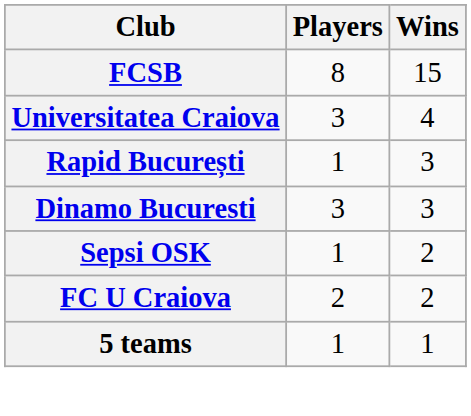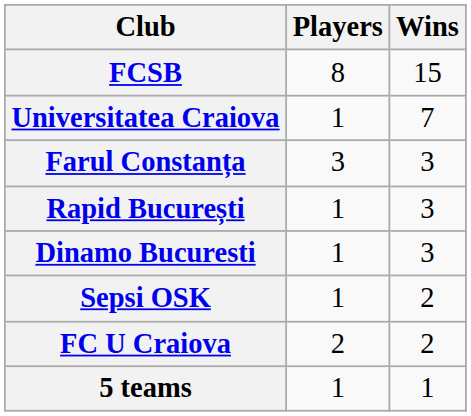(338, 117) 3 -> (338, 117) 1
(427, 117) 4 -> (427, 117) 7
+ row: (146, 162)
(338, 207) 3 -> (338, 252) 1
